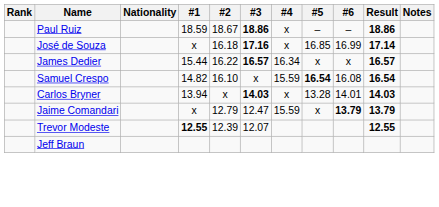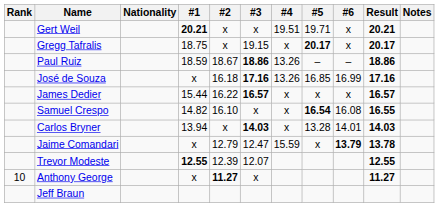+ row: (59, 29)
+ row: (69, 45)
(287, 29) x -> (287, 62) 13.26
(287, 45) x -> (287, 78) 13.26
(382, 45) 17.14 -> (382, 78) 17.16
(287, 62) 16.34 -> (287, 95) x
(287, 78) 15.59 -> (287, 111) x
(382, 78) 16.54 -> (382, 111) 16.55
(382, 111) 13.79 -> (382, 144) 13.78
+ row: (75, 177)
